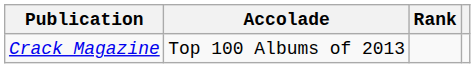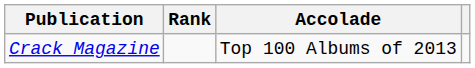columns swapped: (287, 19) <-> (435, 19)
